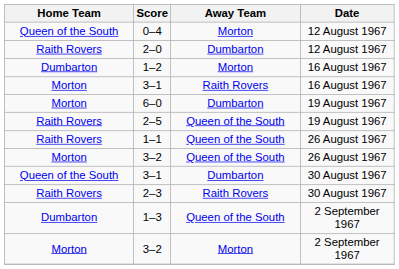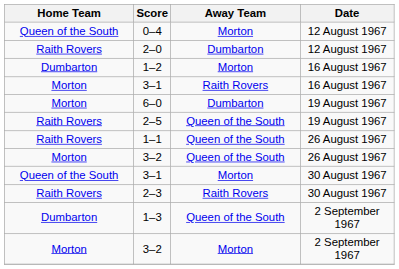(235, 175) Dumbarton -> (235, 175) Morton
